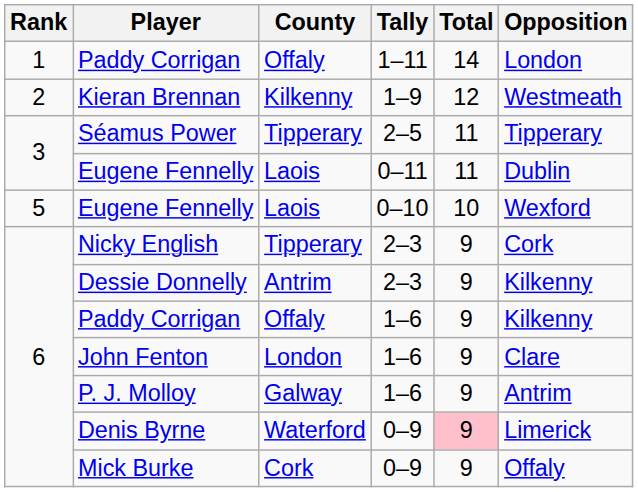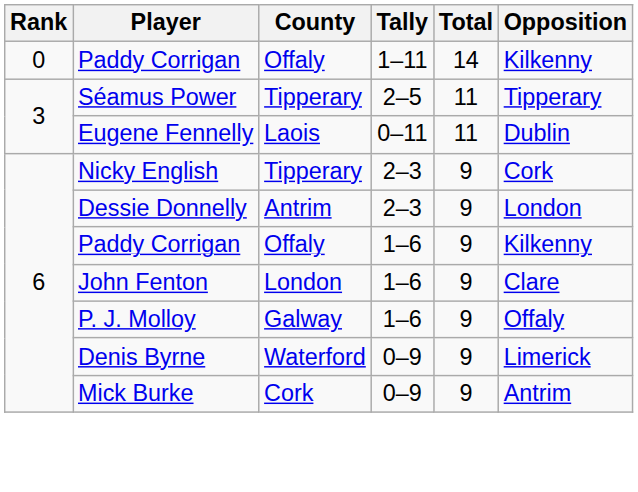(39, 60) 1 -> (39, 60) 0
(543, 60) London -> (548, 60) Kilkenny
- row: (159, 97)
- row: (166, 208)
(548, 282) Kilkenny -> (543, 208) London
(538, 393) Antrim -> (534, 319) Offaly
(466, 430) pink background -> (466, 356) no background
(534, 467) Offaly -> (537, 393) Antrim
